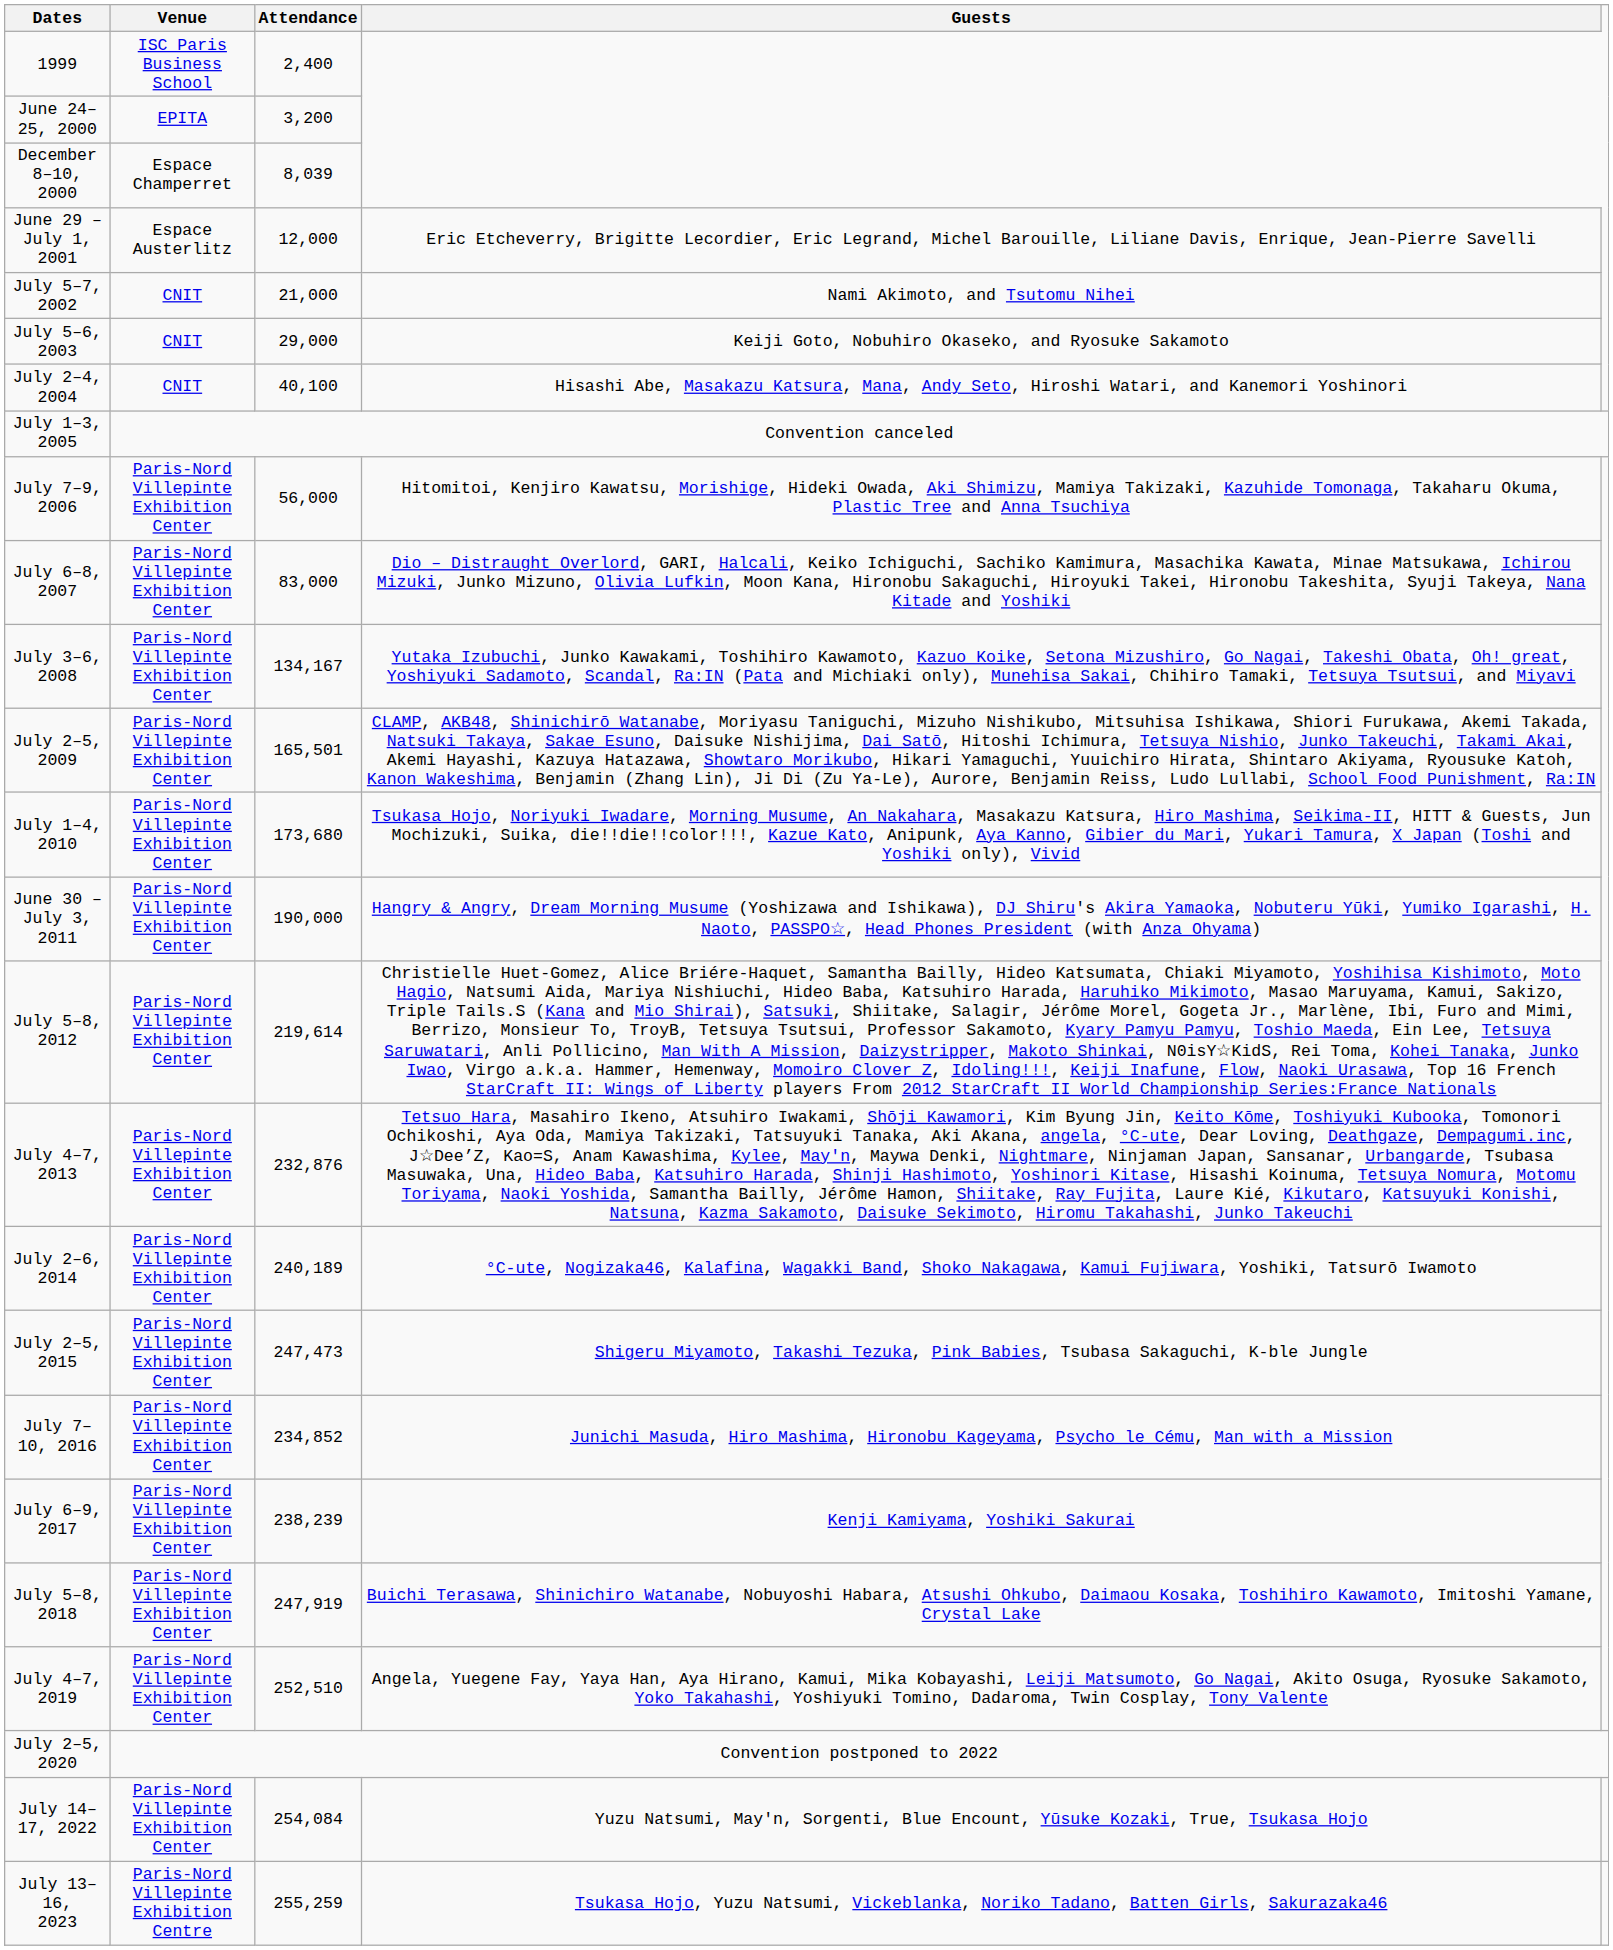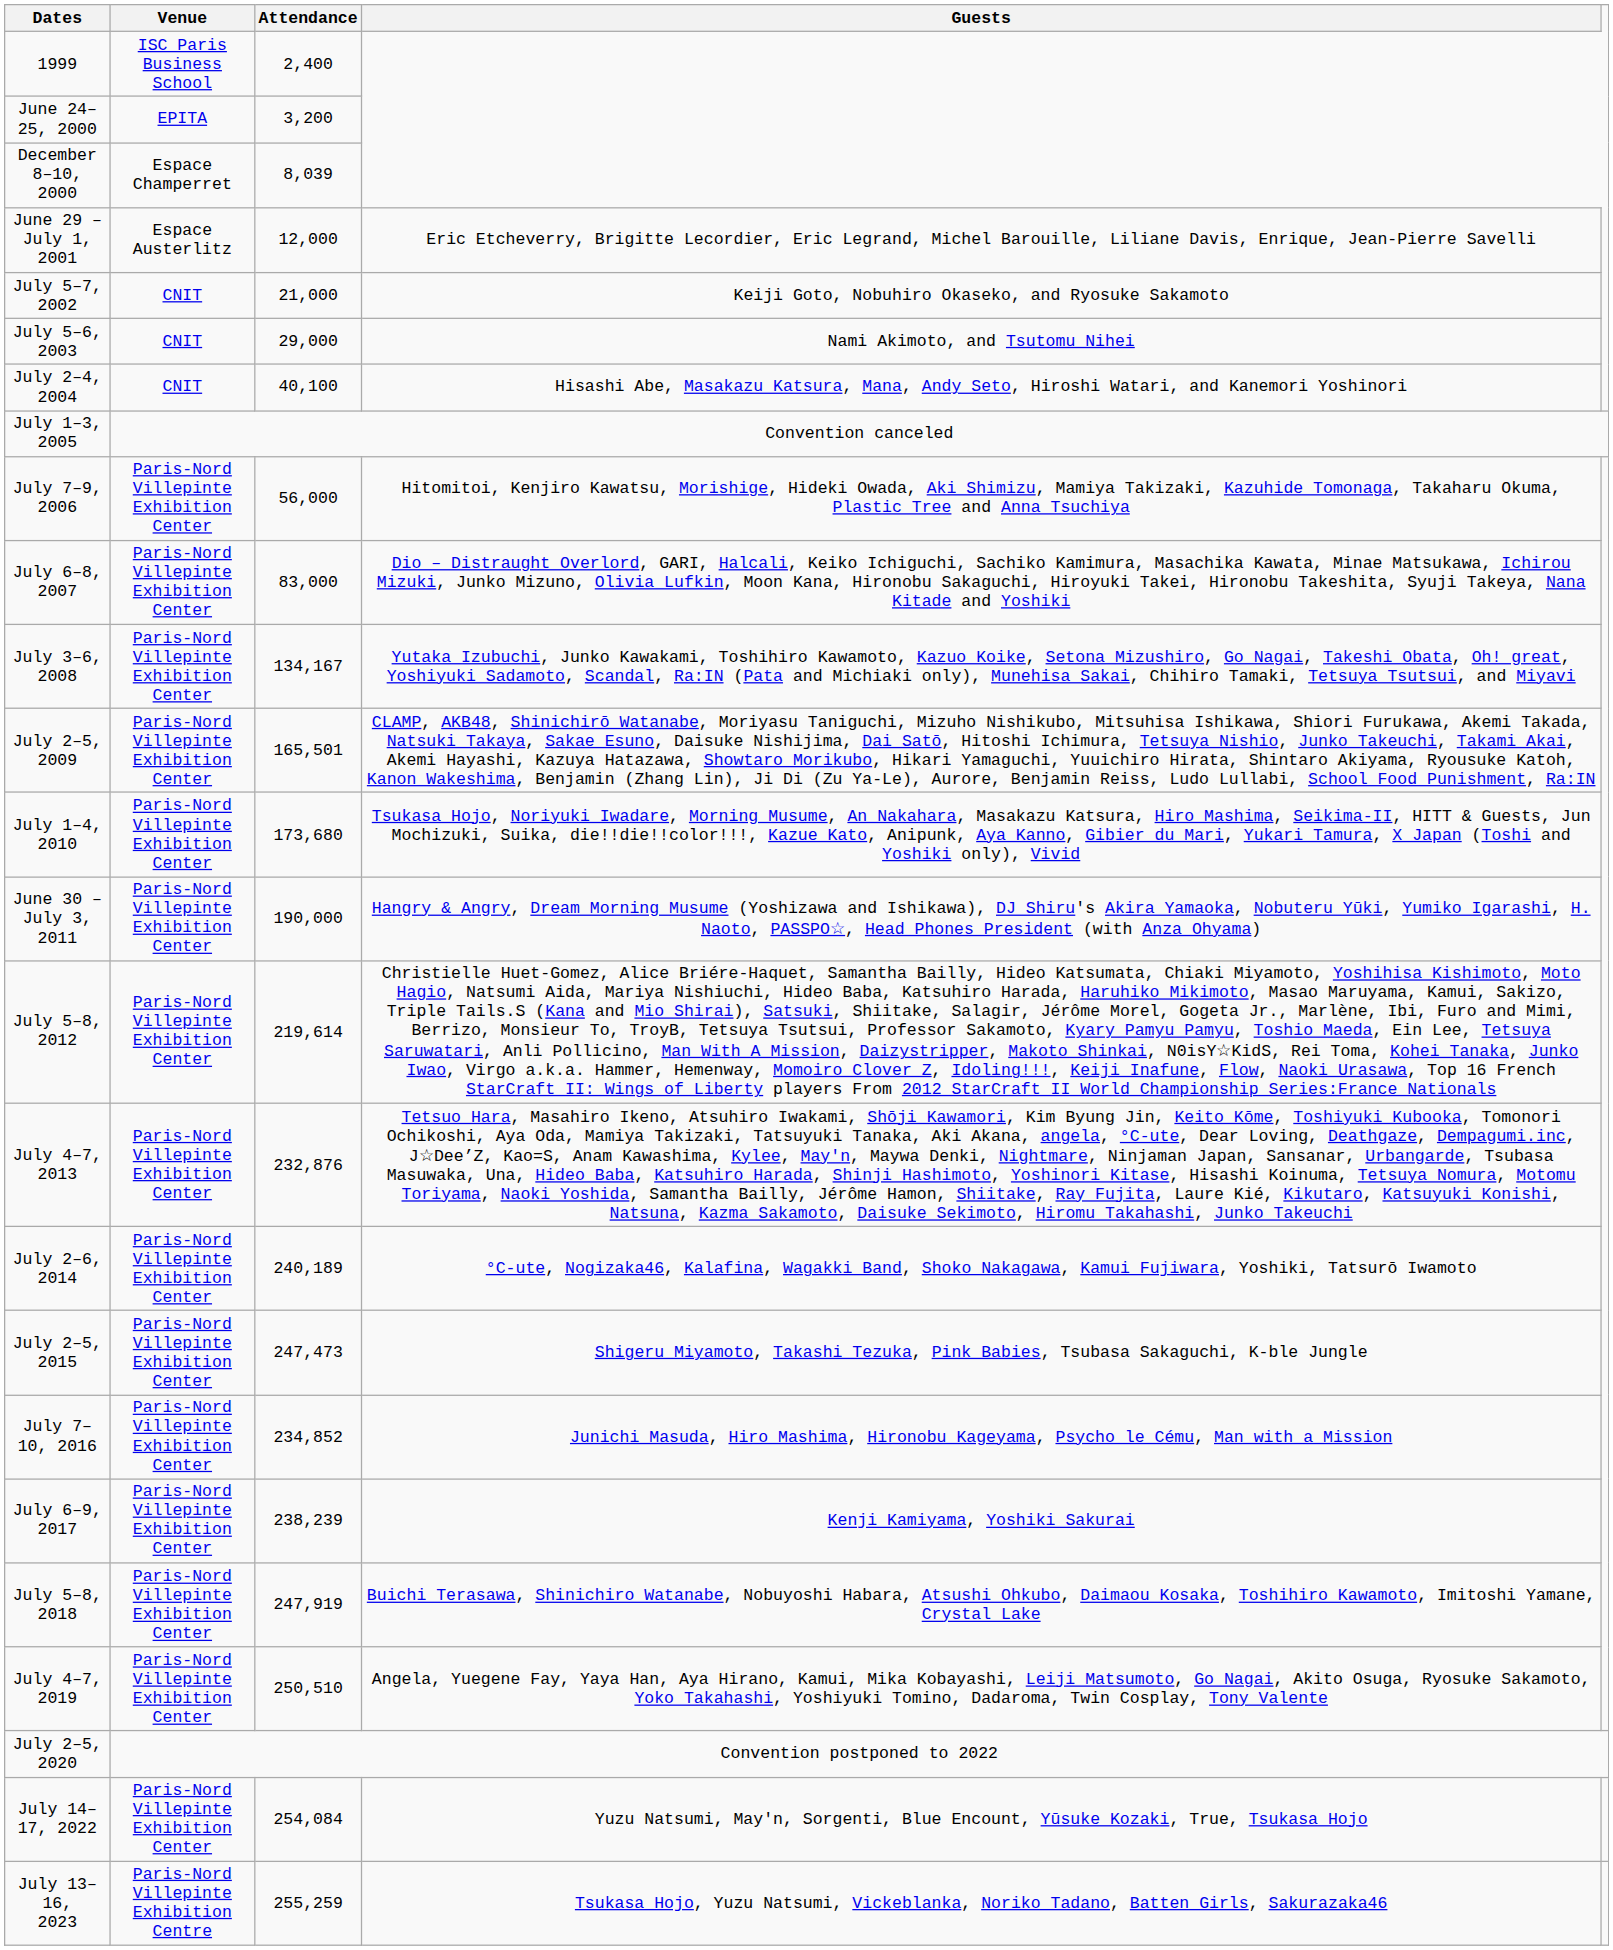(981, 296) Nami Akimoto, and Tsutomu Nihei -> (981, 296) Keiji Goto, Nobuhiro Okaseko, and Ryosuke Sakamoto
(981, 341) Keiji Goto, Nobuhiro Okaseko, and Ryosuke Sakamoto -> (981, 341) Nami Akimoto, and Tsutomu Nihei
(308, 1689) 252,510 -> (308, 1689) 250,510
